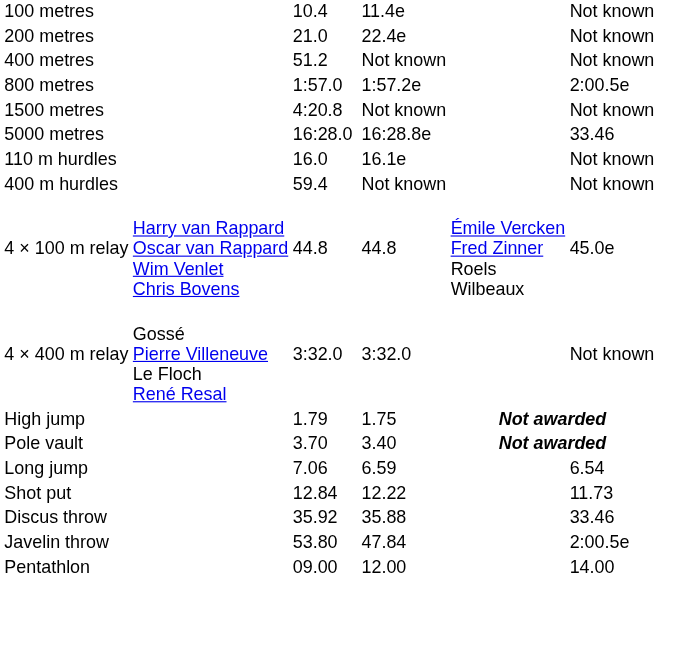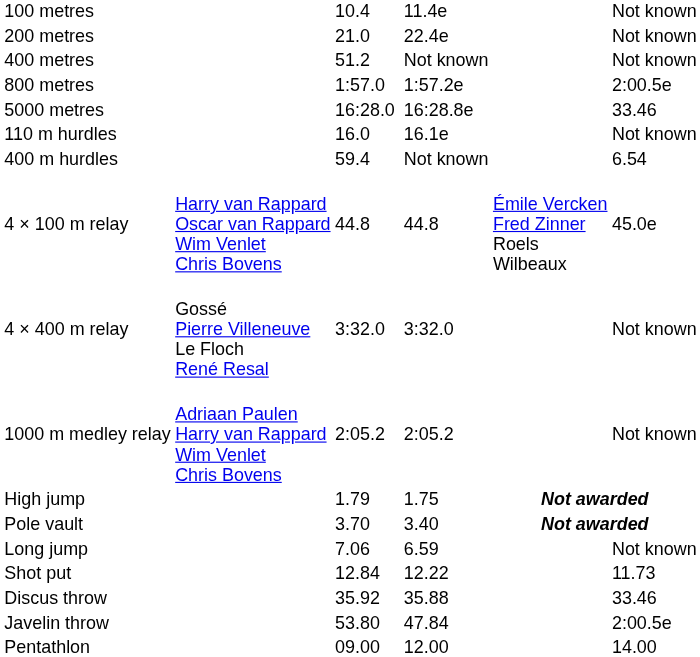- row: (54, 109)
(612, 183) Not known -> (629, 159) 6.54
+ row: (88, 434)
(587, 468) 6.54 -> (654, 548) Not known
